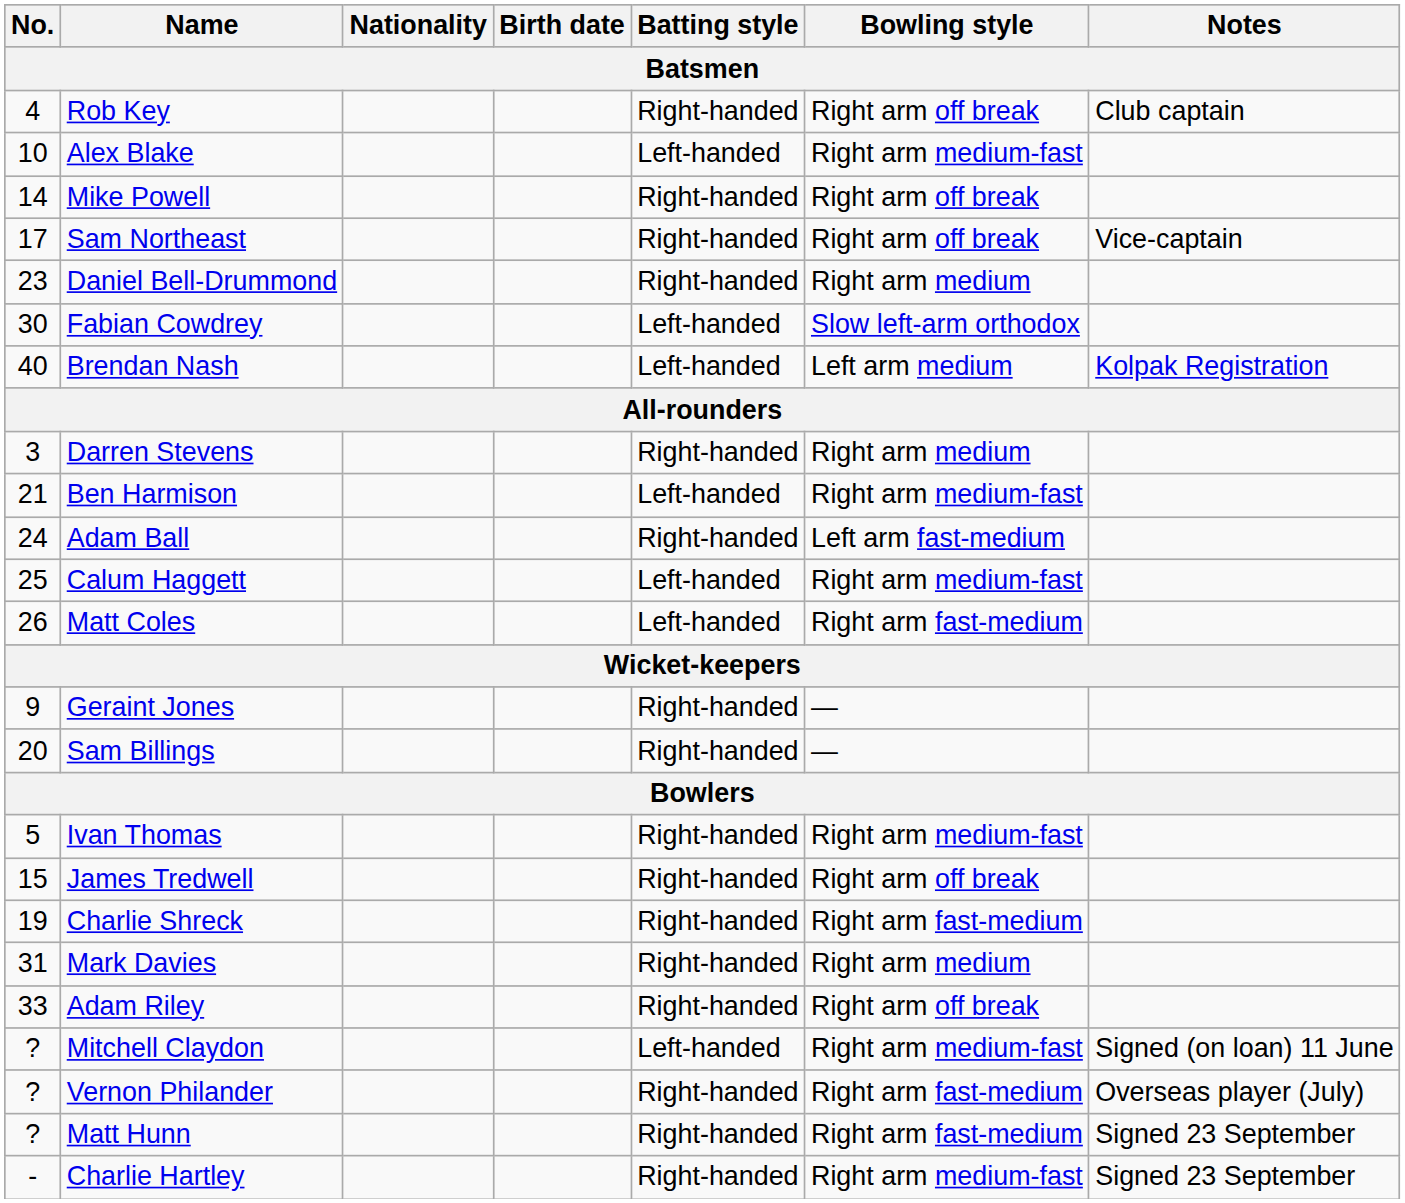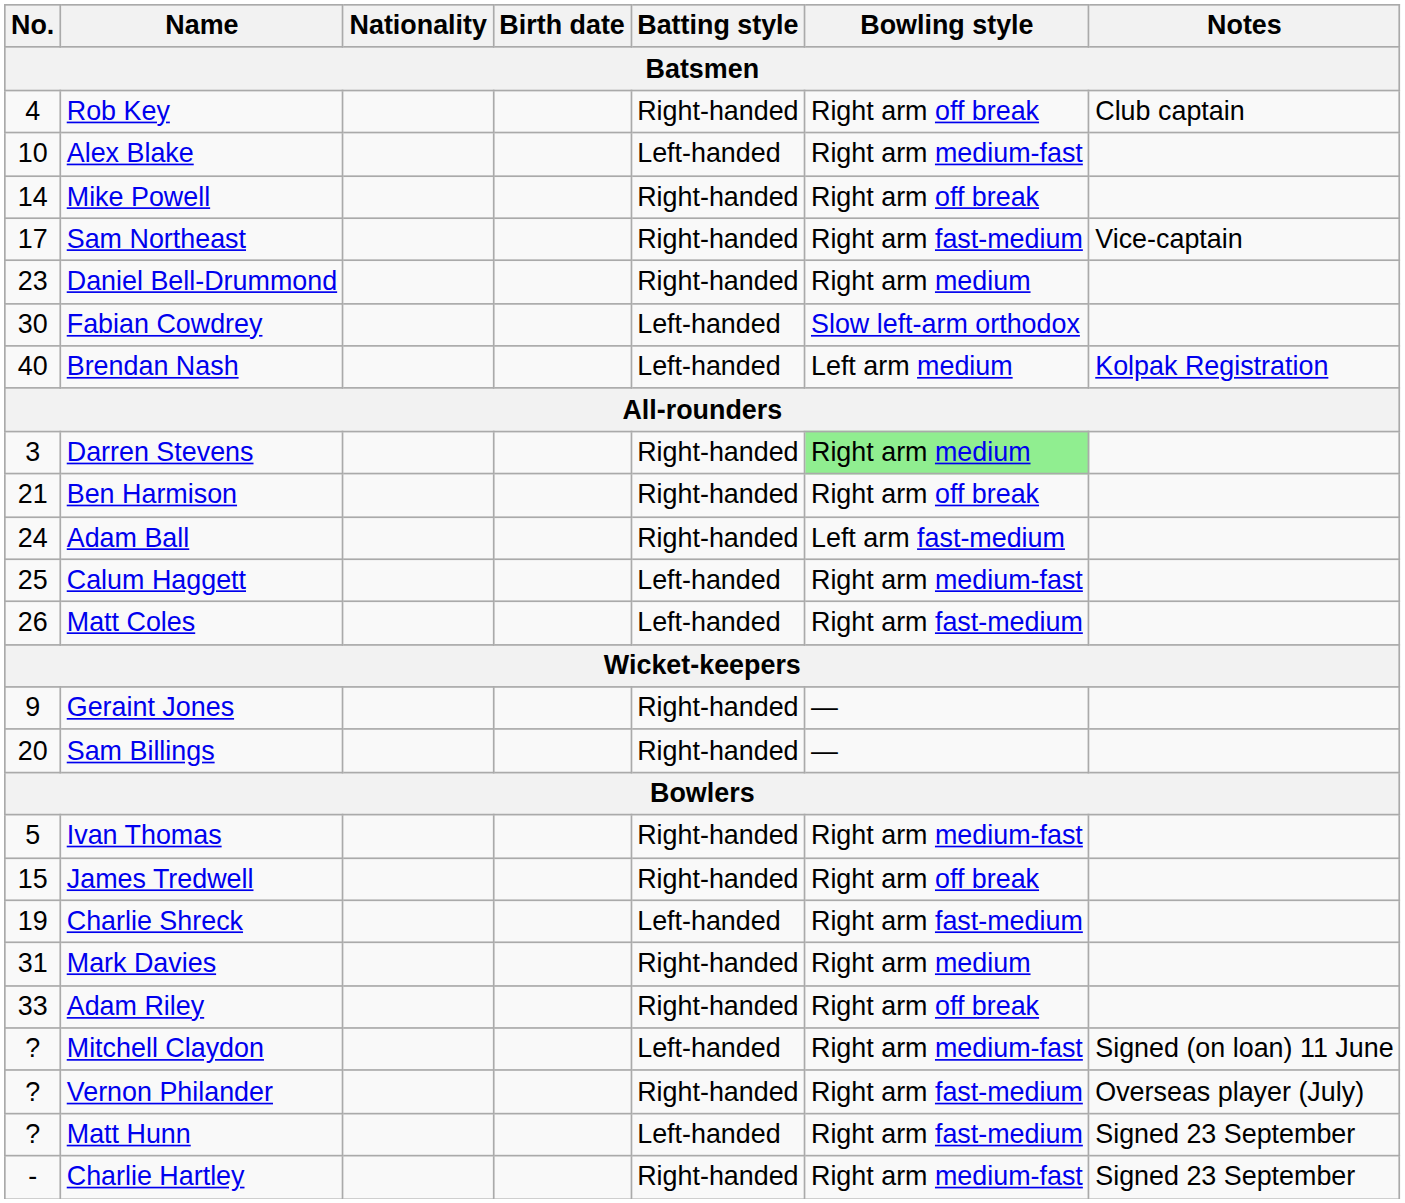(925, 238) Right arm off break -> (947, 238) Right arm fast-medium
(921, 452) no background -> (921, 452) lightgreen background
(709, 494) Left-handed -> (718, 494) Right-handed
(947, 494) Right arm medium-fast -> (925, 494) Right arm off break
(718, 921) Right-handed -> (709, 921) Left-handed
(718, 1134) Right-handed -> (709, 1134) Left-handed
